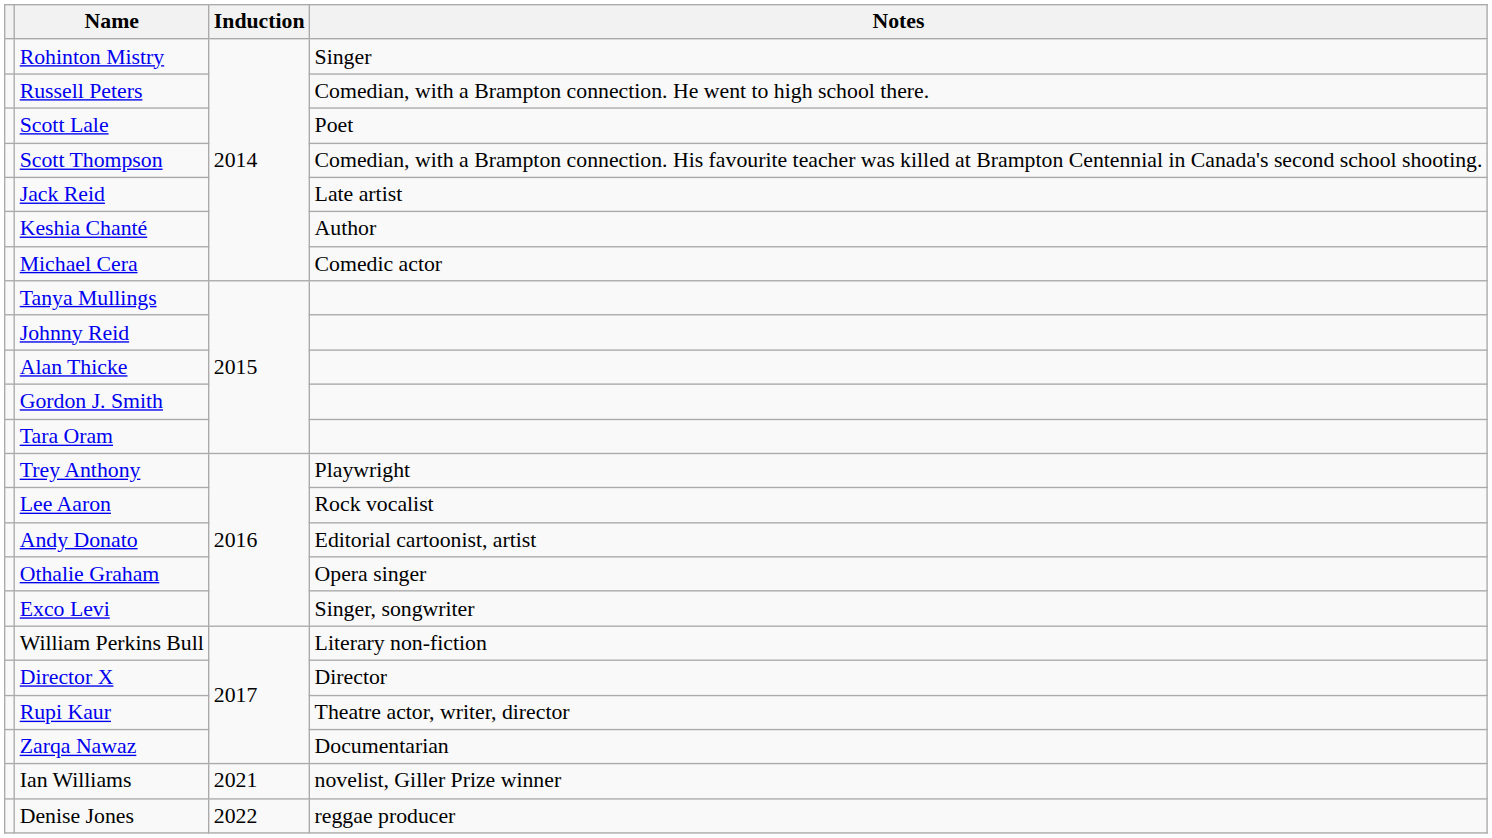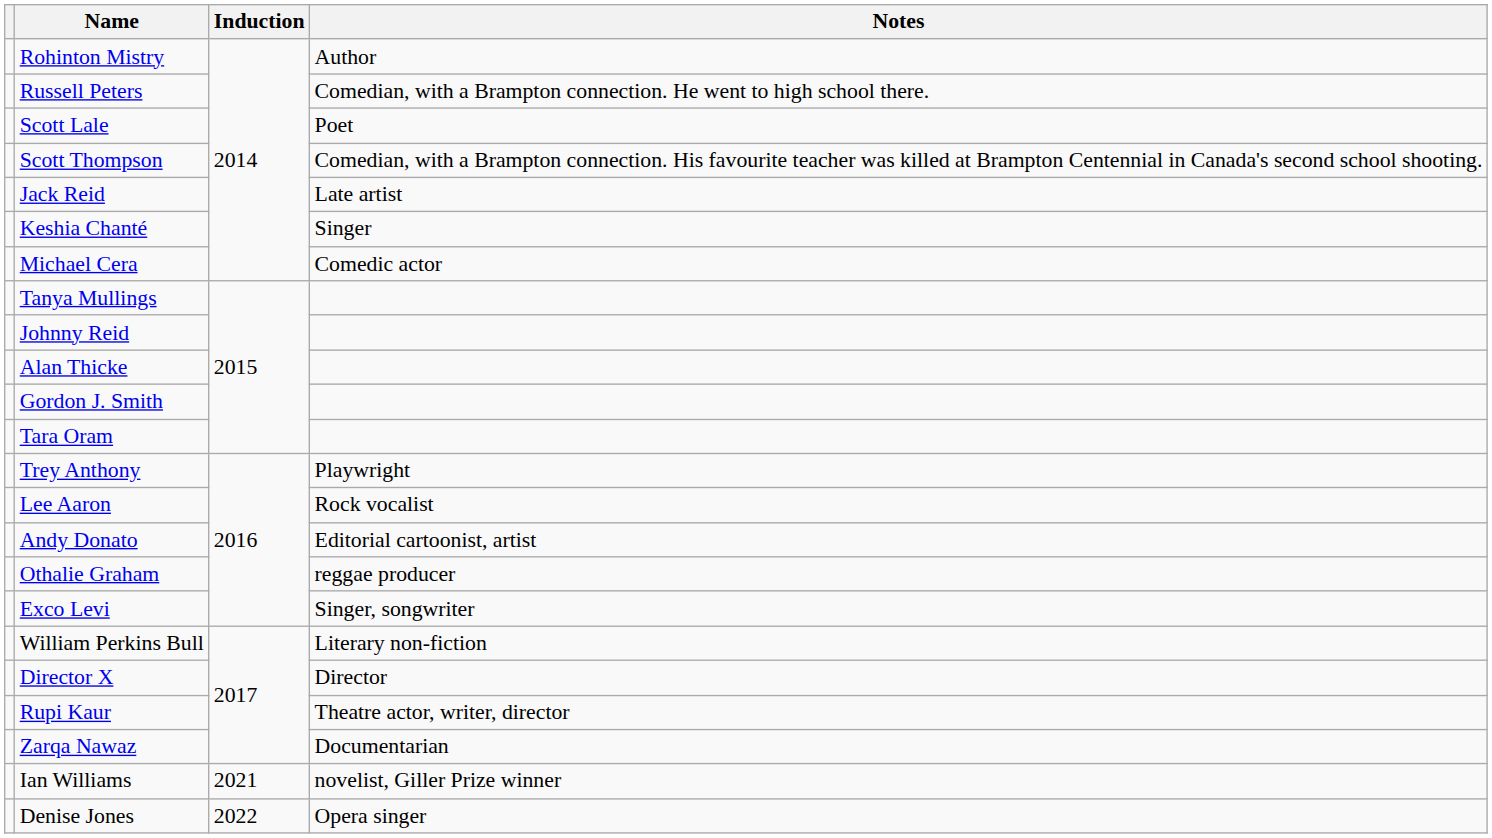(343, 56) Singer -> (345, 56) Author
(345, 228) Author -> (343, 228) Singer
(370, 573) Opera singer -> (385, 573) reggae producer
(385, 815) reggae producer -> (370, 815) Opera singer
